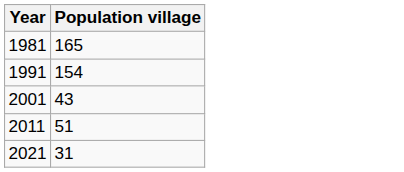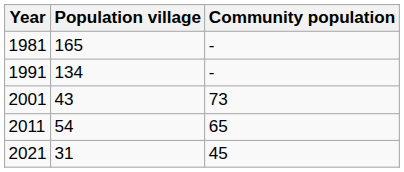+ column: (302, 18)
(69, 72) 154 -> (69, 72) 134
(64, 126) 51 -> (64, 126) 54
